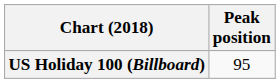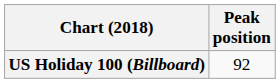(242, 64) 95 -> (242, 64) 92
